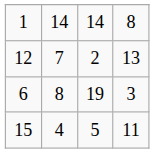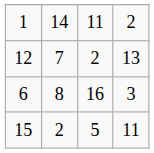(95, 22) 14 -> (95, 22) 11
(131, 22) 8 -> (131, 22) 2
(95, 94) 19 -> (95, 94) 16
(59, 130) 4 -> (59, 130) 2
